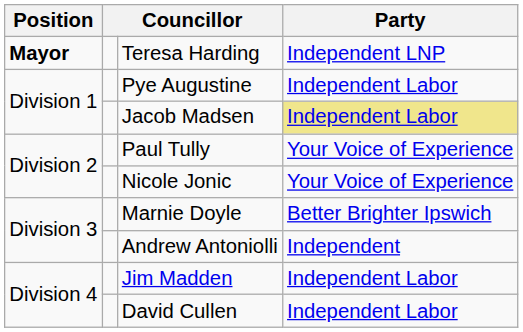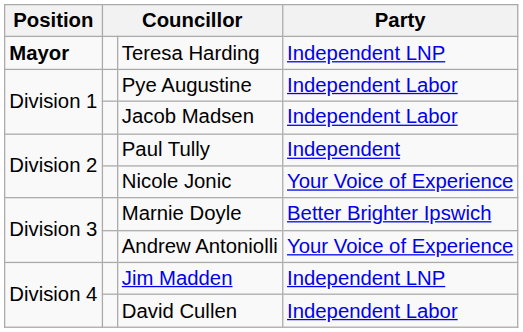(372, 117) khaki background -> (372, 117) no background
(400, 149) Your Voice of Experience -> (344, 149) Independent
(344, 246) Independent -> (400, 246) Your Voice of Experience
(372, 278) Independent Labor -> (366, 278) Independent LNP
